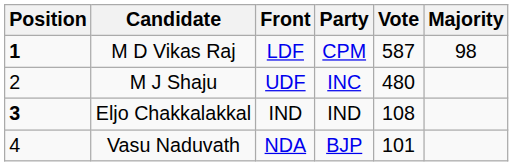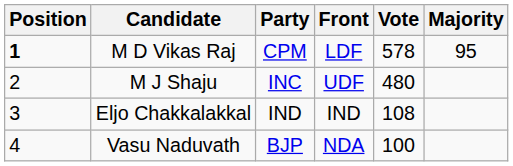columns swapped: (344, 20) <-> (285, 20)
(398, 51) 587 -> (398, 51) 578
(466, 51) 98 -> (466, 51) 95
(15, 113) bold -> (15, 113) normal
(398, 144) 101 -> (398, 144) 100
